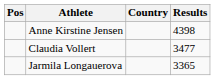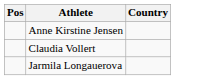- column: (190, 13)
